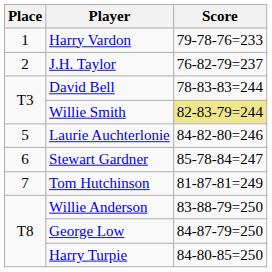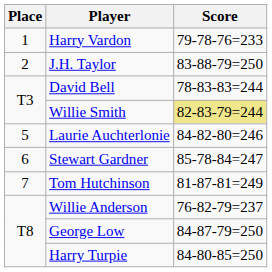(220, 64) 76-82-79=237 -> (220, 64) 83-88-79=250
(220, 207) 83-88-79=250 -> (220, 207) 76-82-79=237
